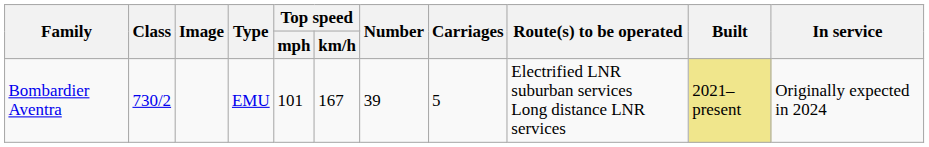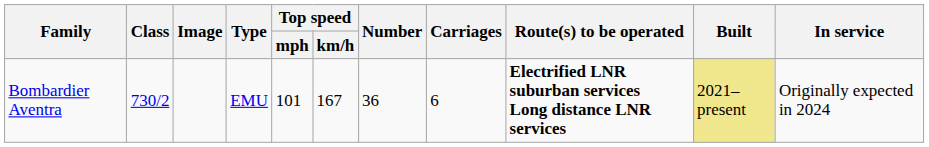(372, 100) 39 -> (371, 100) 36
(436, 100) 5 -> (434, 100) 6
(578, 100) normal -> (580, 100) bold
